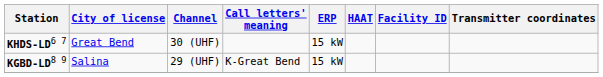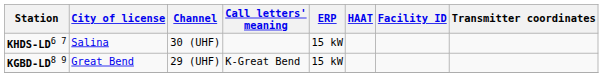(103, 42) Great Bend -> (90, 42) Salina
(90, 61) Salina -> (103, 61) Great Bend
